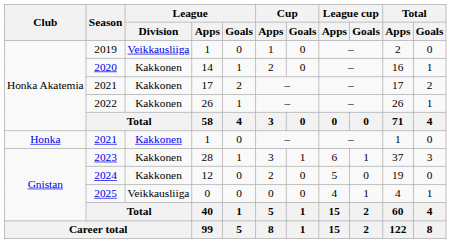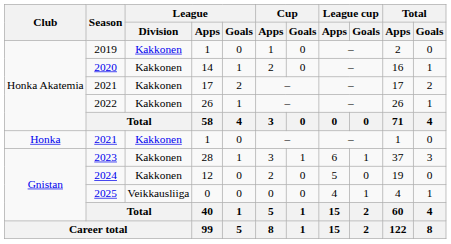(158, 49) Veikkausliiga -> (158, 49) Kakkonen
